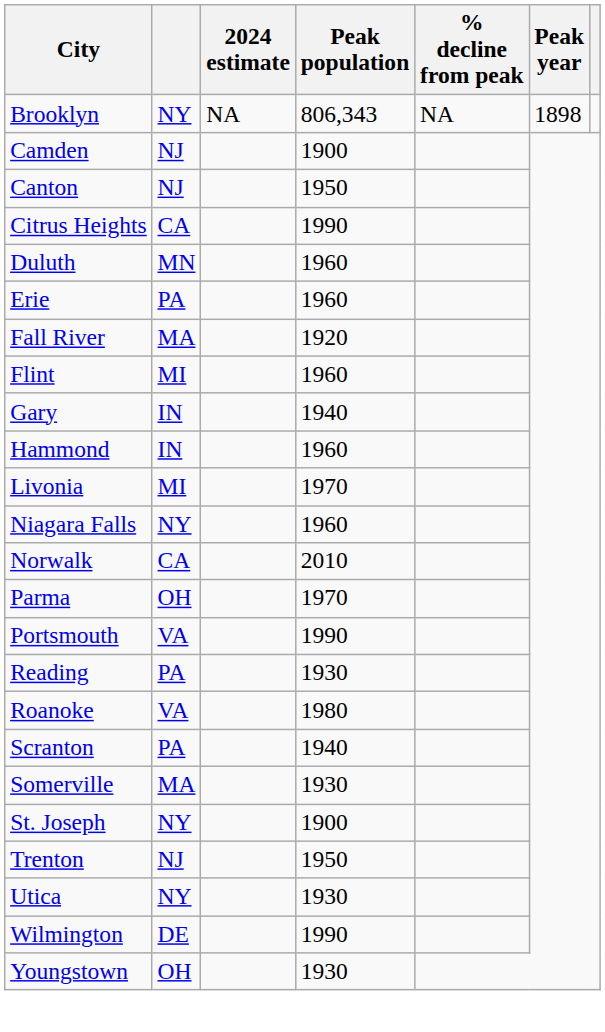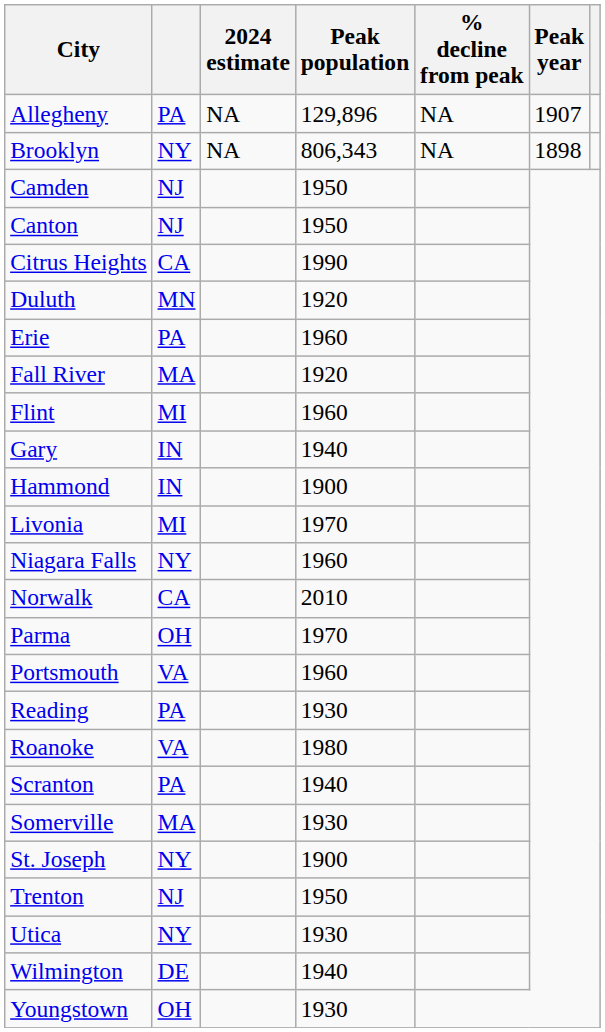+ row: (59, 113)
(324, 150) 1900 -> (324, 187) 1950
(324, 262) 1960 -> (324, 299) 1920
(324, 449) 1960 -> (324, 486) 1900
(324, 635) 1990 -> (324, 672) 1960
(324, 933) 1990 -> (324, 971) 1940
